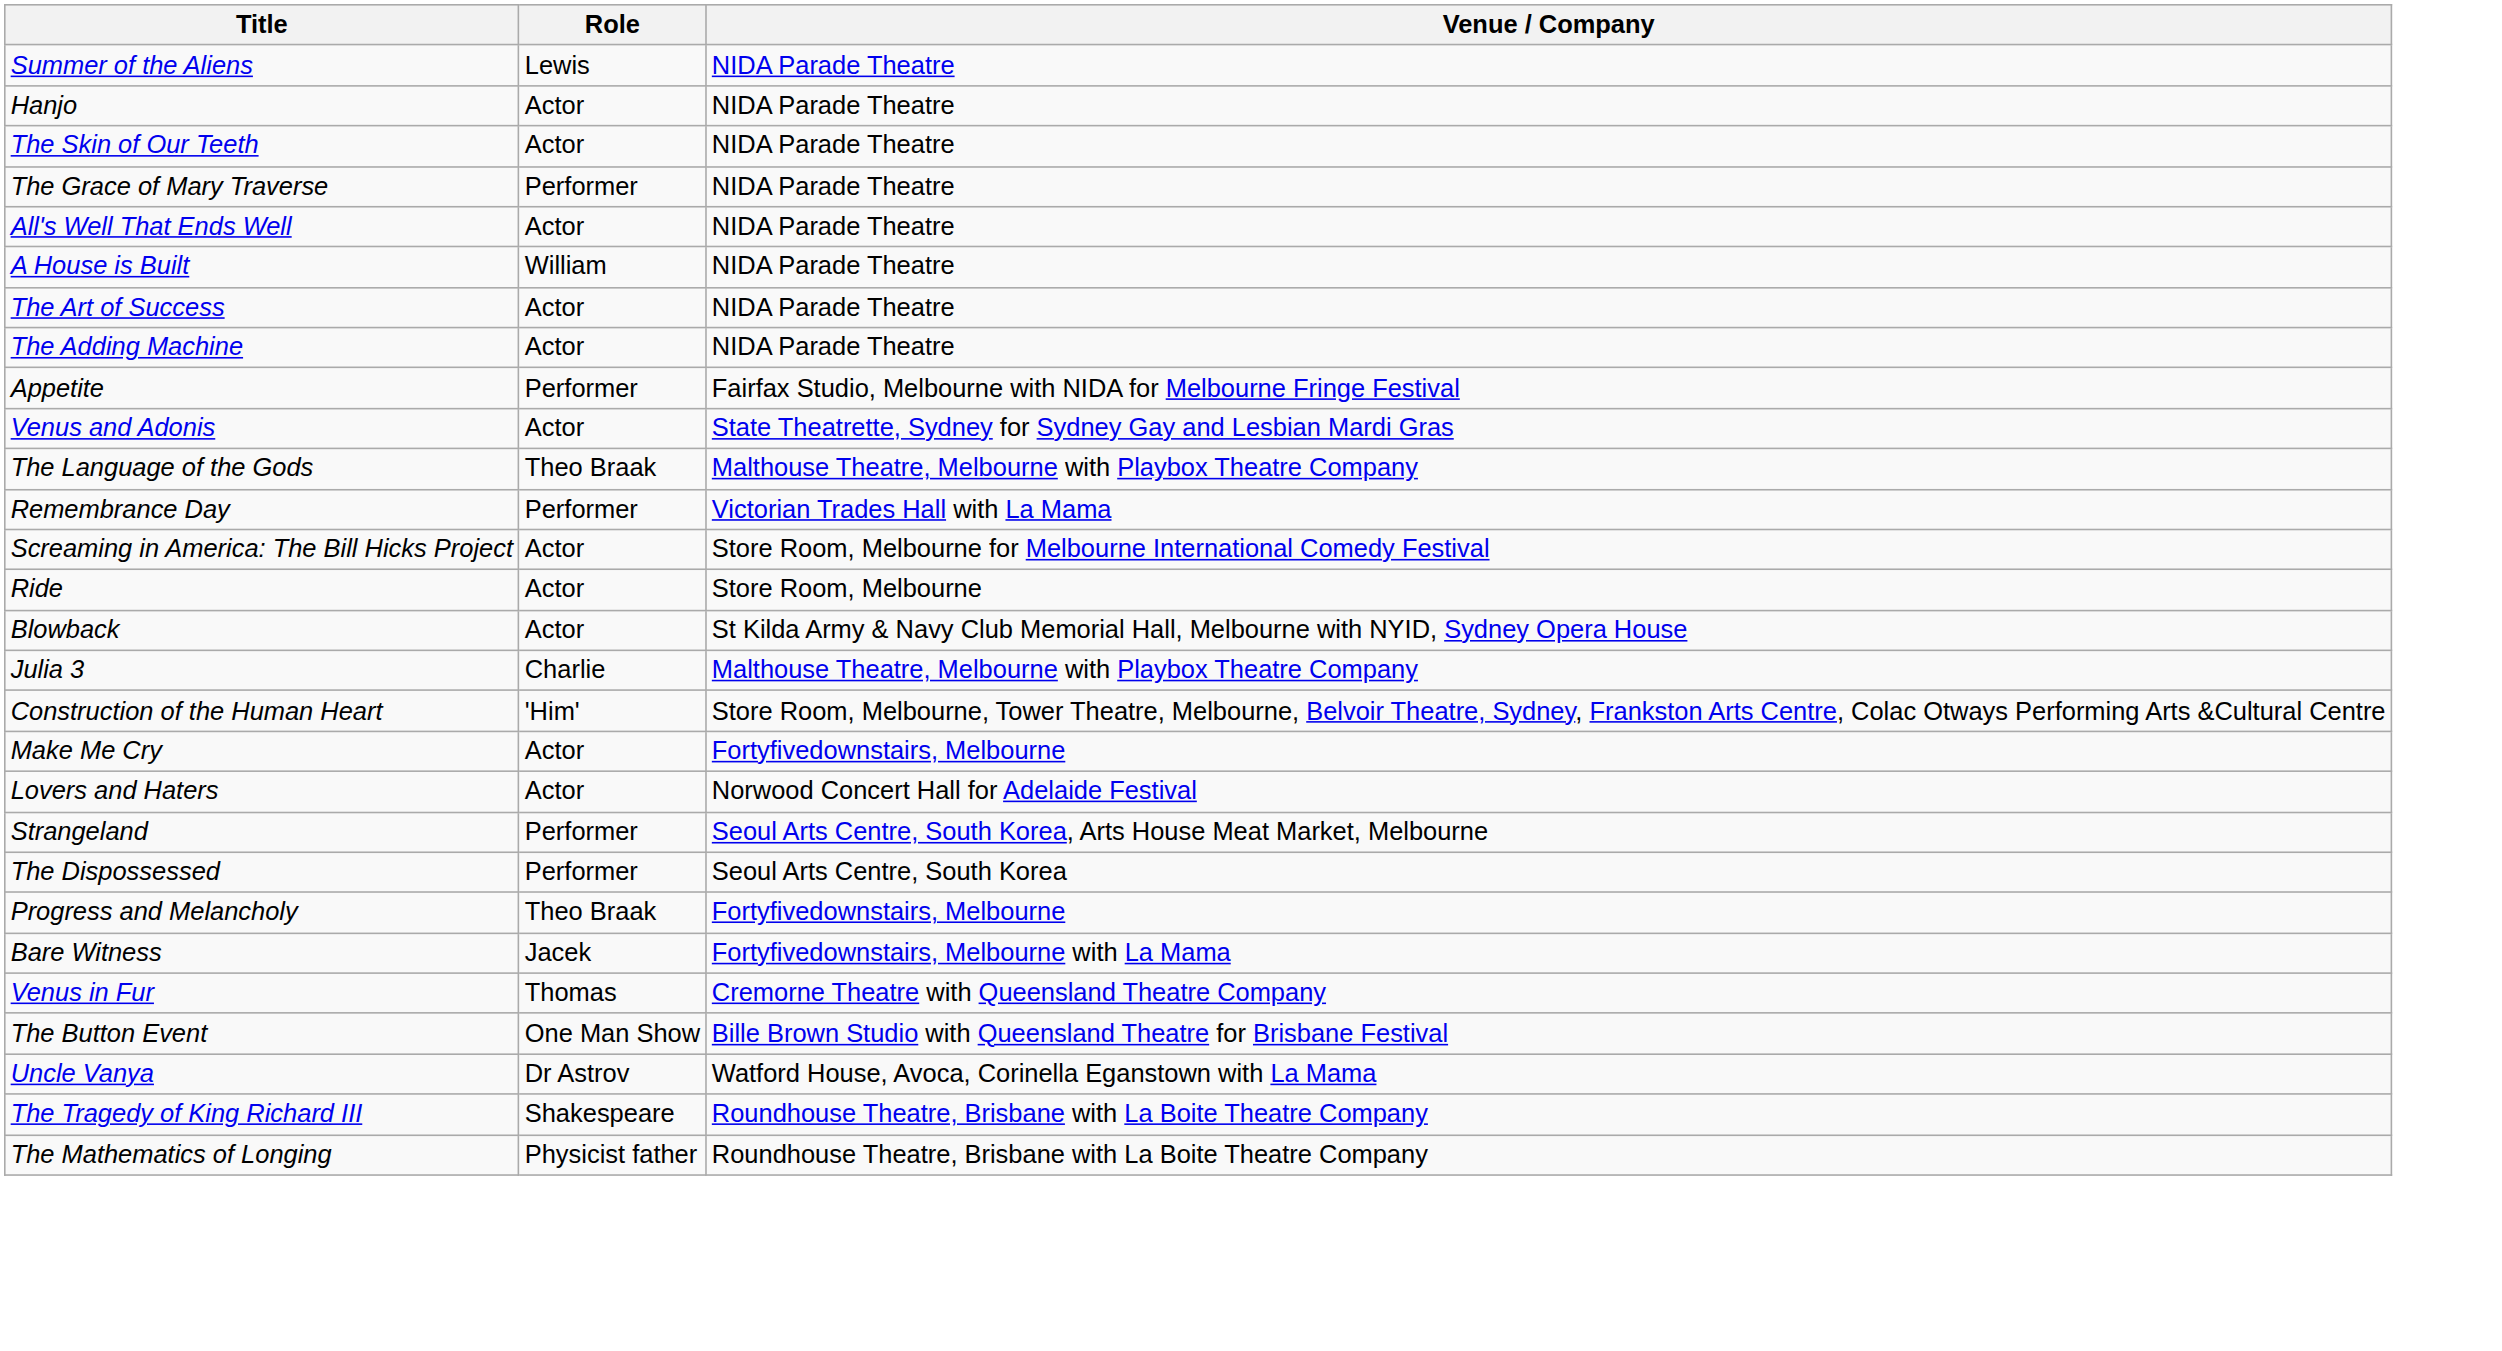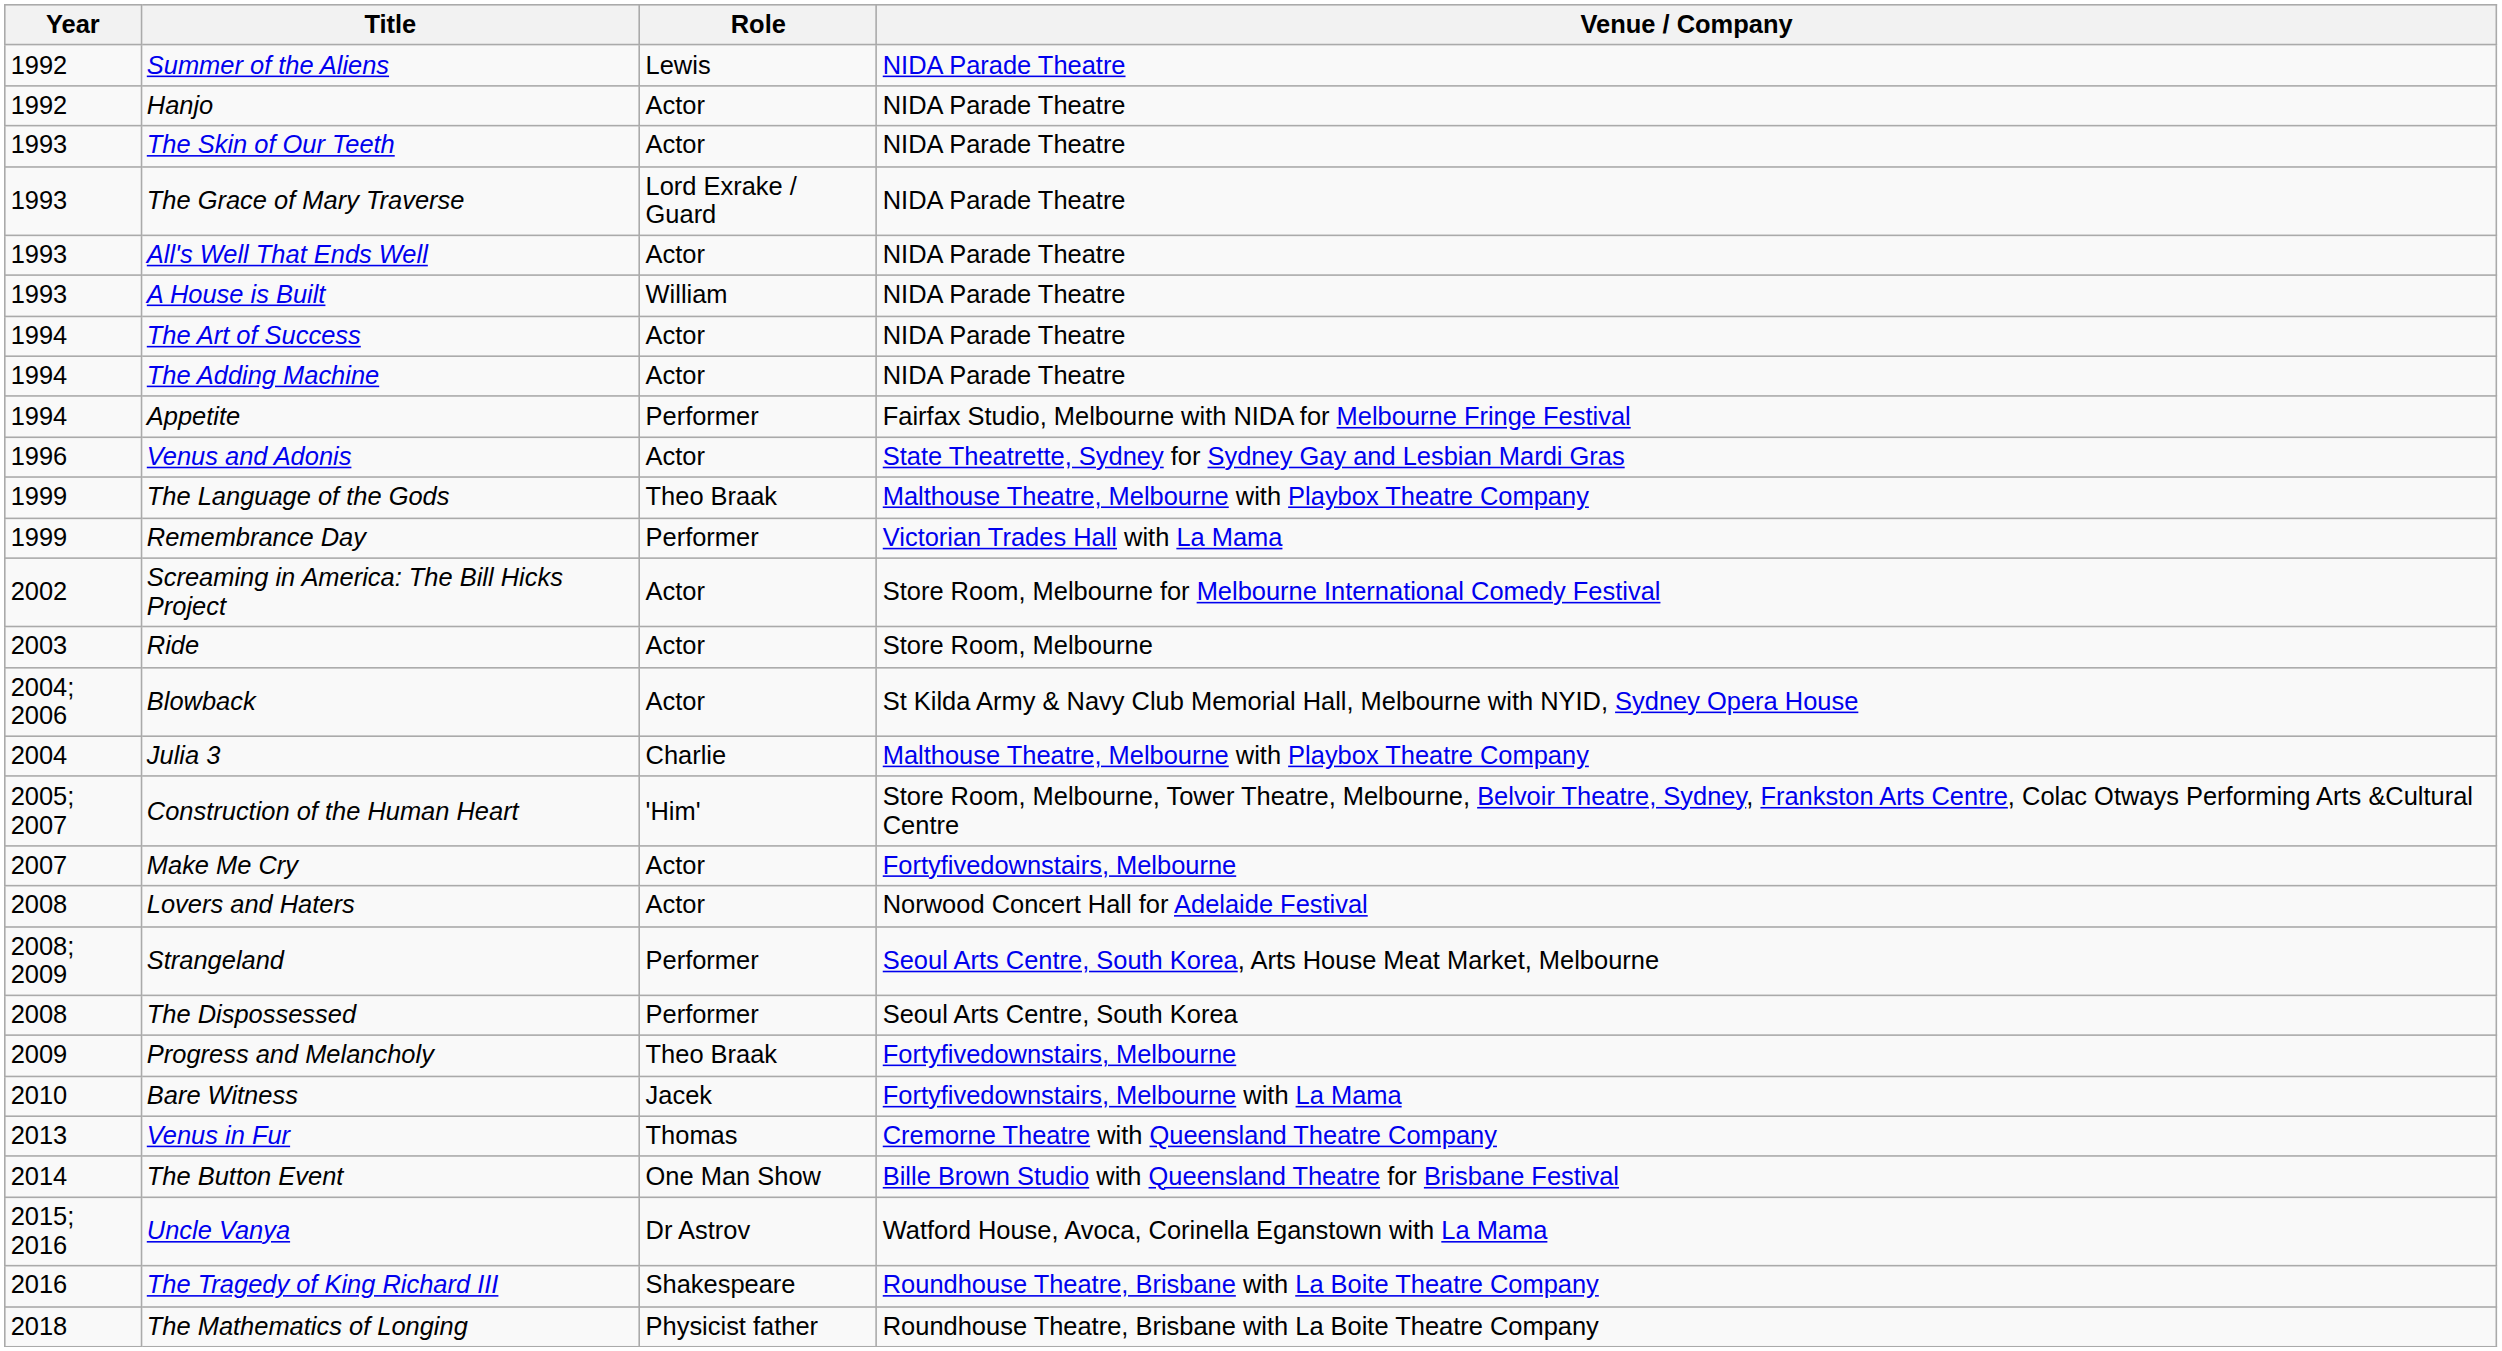+ column: (73, 24)
(581, 186) Performer -> (721, 200) Lord Exrake / Guard
